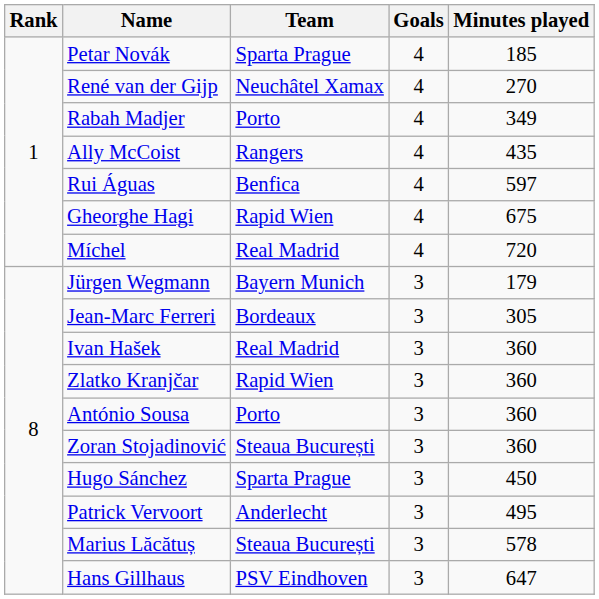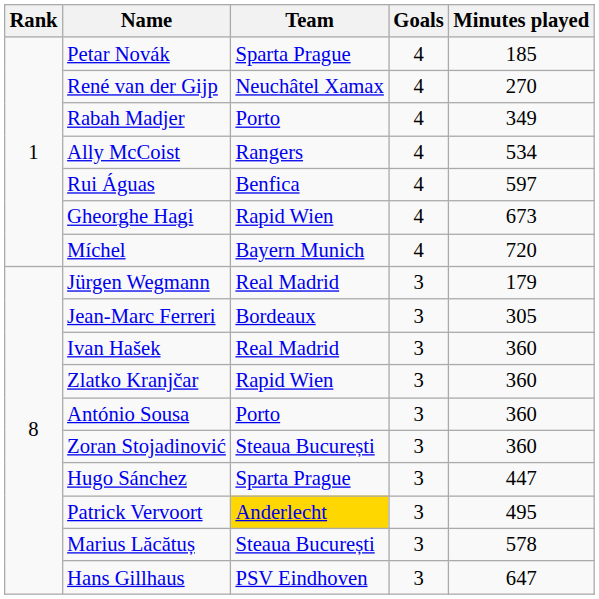(521, 151) 435 -> (521, 151) 534
(521, 217) 675 -> (521, 217) 673
(287, 250) Real Madrid -> (300, 250) Bayern Munich
(300, 282) Bayern Munich -> (287, 282) Real Madrid
(521, 479) 450 -> (521, 479) 447
(281, 511) no background -> (281, 511) gold background
